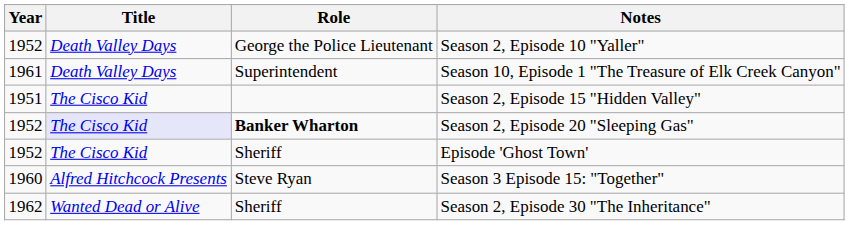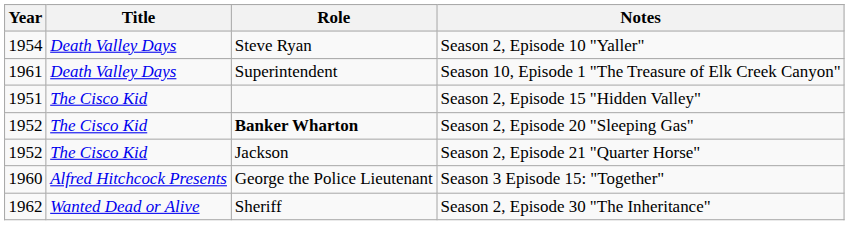(25, 44) 1952 -> (25, 44) 1954
(334, 44) George the Police Lieutenant -> (273, 44) Steve Ryan
(99, 125) lavender background -> (99, 125) no background
+ row: (570, 152)
- row: (514, 152)
(273, 179) Steve Ryan -> (334, 179) George the Police Lieutenant
